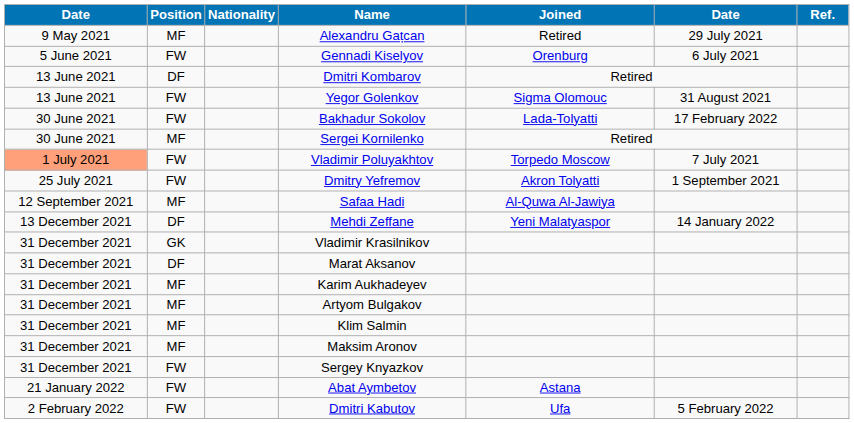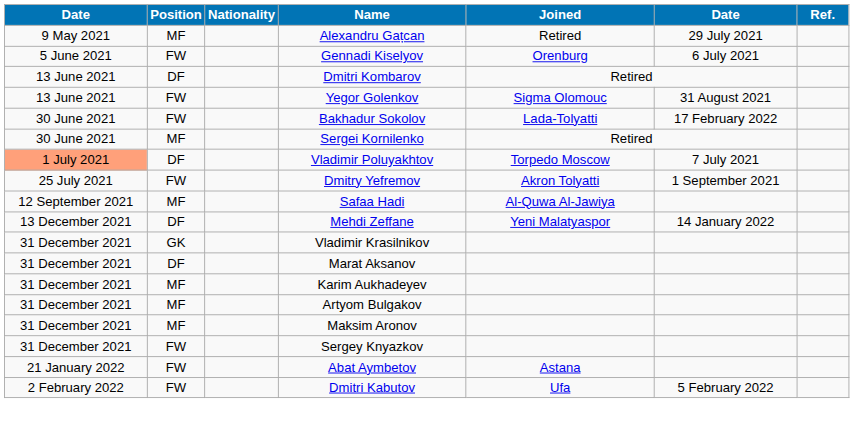(176, 160) FW -> (176, 160) DF
- row: (372, 326)
